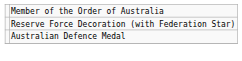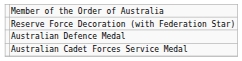+ row: (99, 50)
